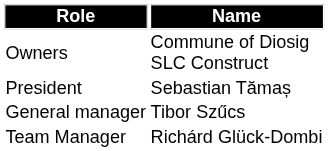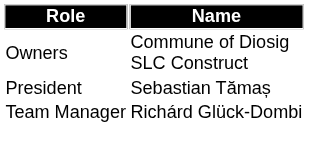- row: (76, 112)
